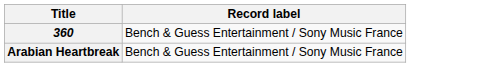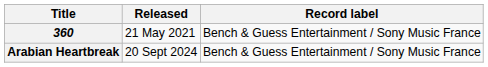+ column: (161, 14)
